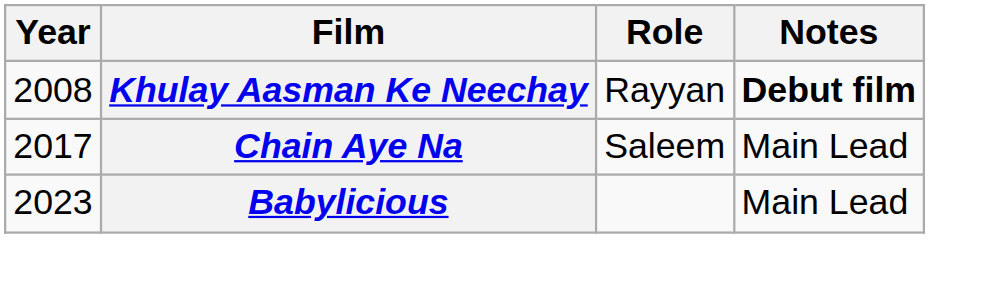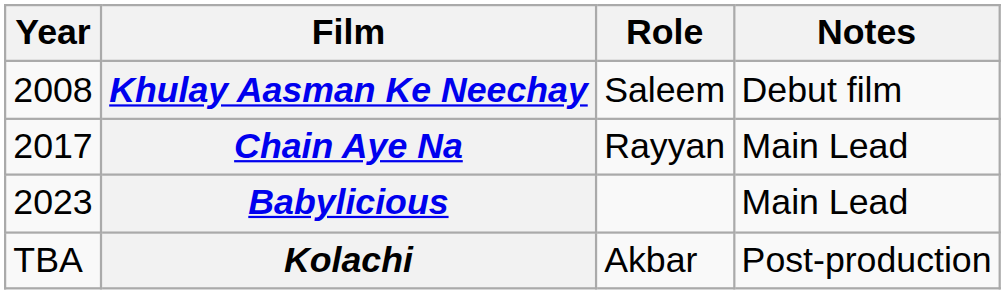(665, 89) Rayyan -> (665, 89) Saleem
(829, 89) bold -> (822, 89) normal
(665, 145) Saleem -> (665, 145) Rayyan
+ row: (348, 259)
